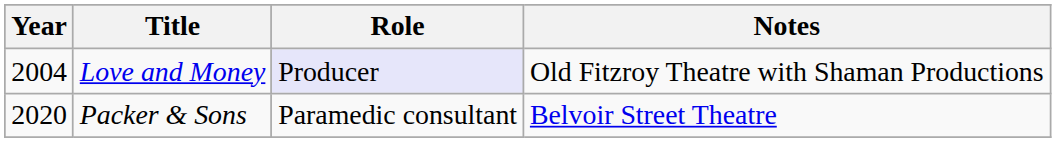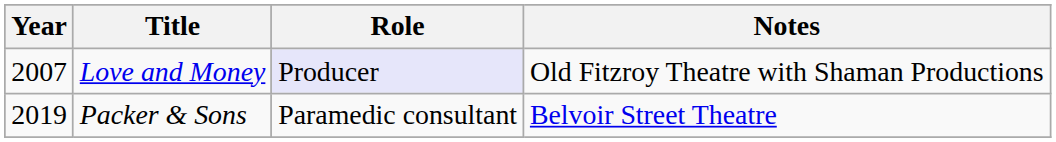(39, 70) 2004 -> (39, 70) 2007
(39, 114) 2020 -> (39, 114) 2019
